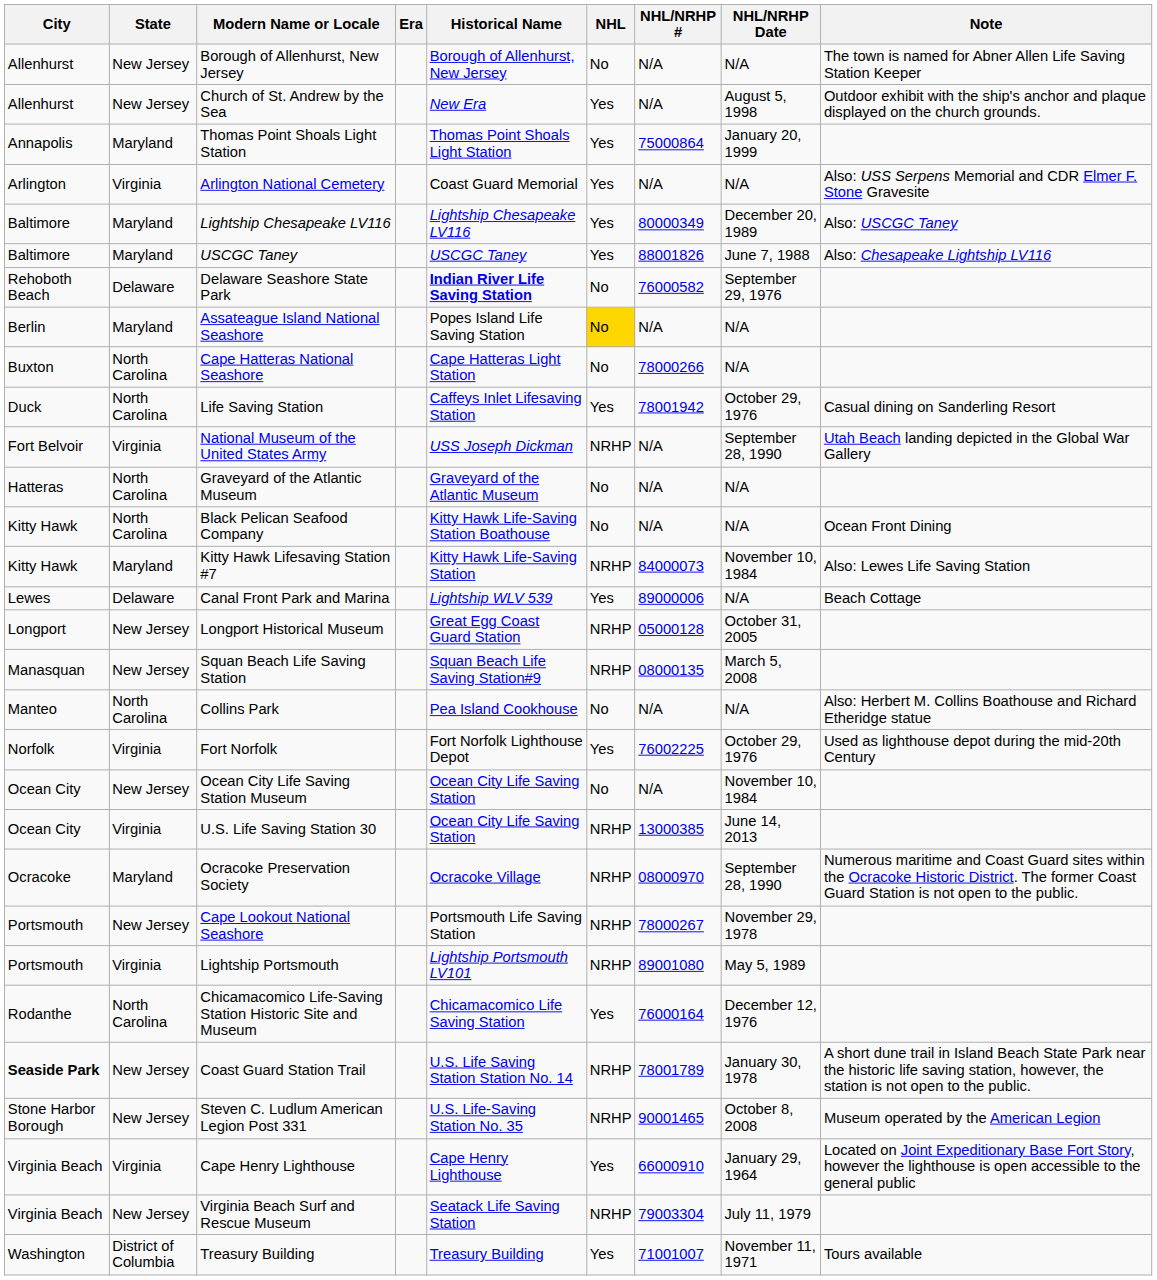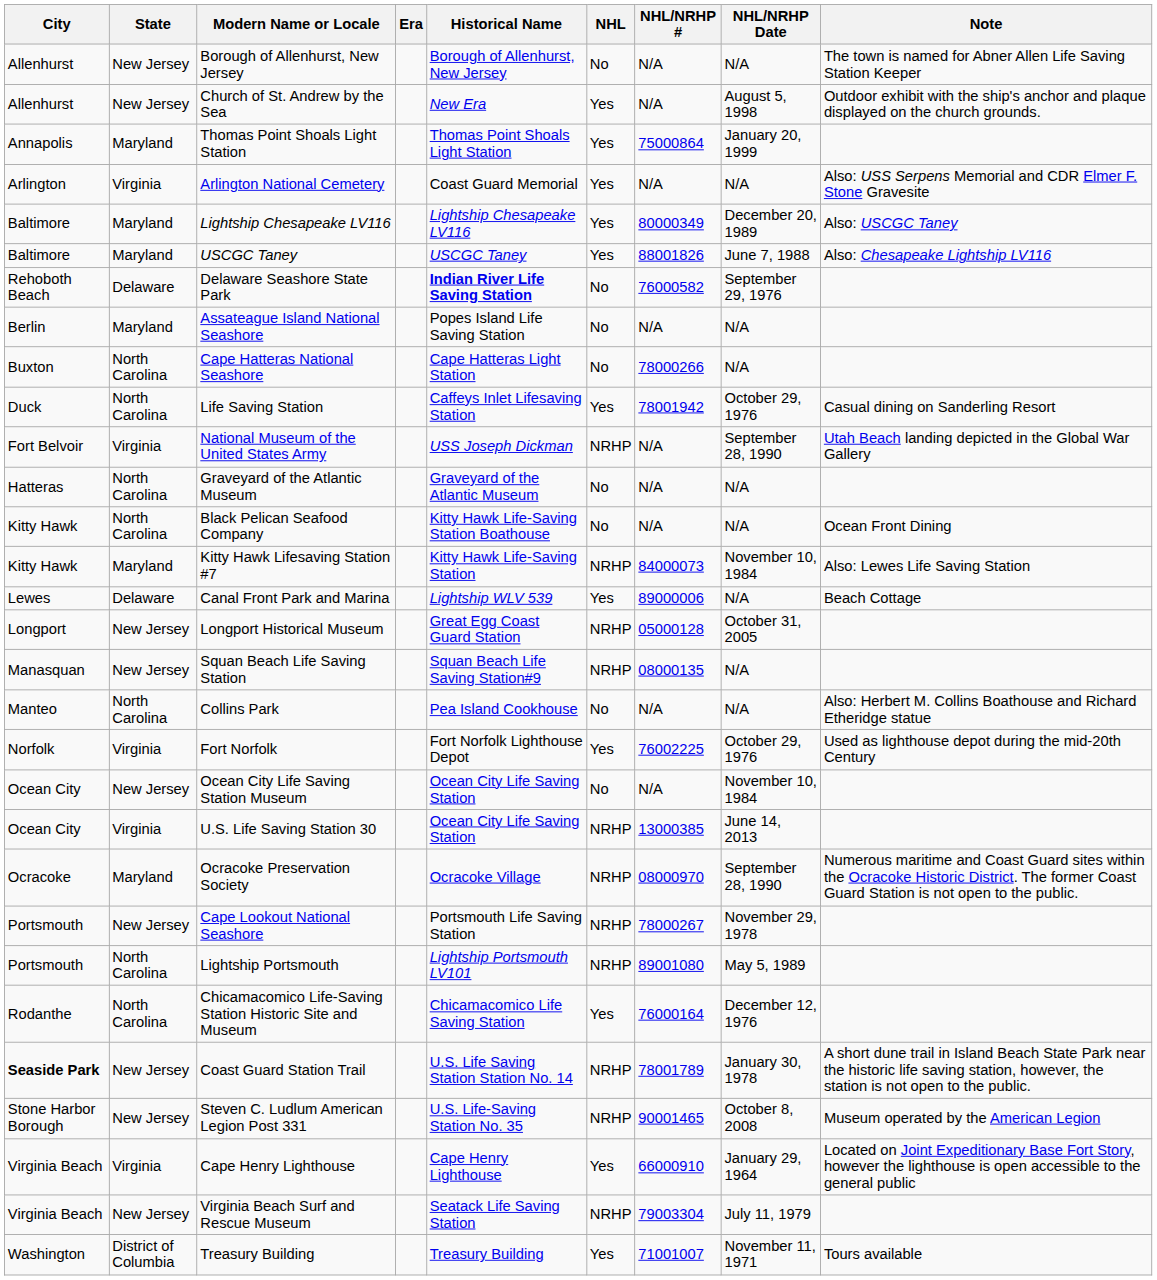(599, 327) gold background -> (599, 327) no background
(753, 669) March 5, 2008 -> (737, 669) N/A
(137, 965) Virginia -> (140, 965) North Carolina
